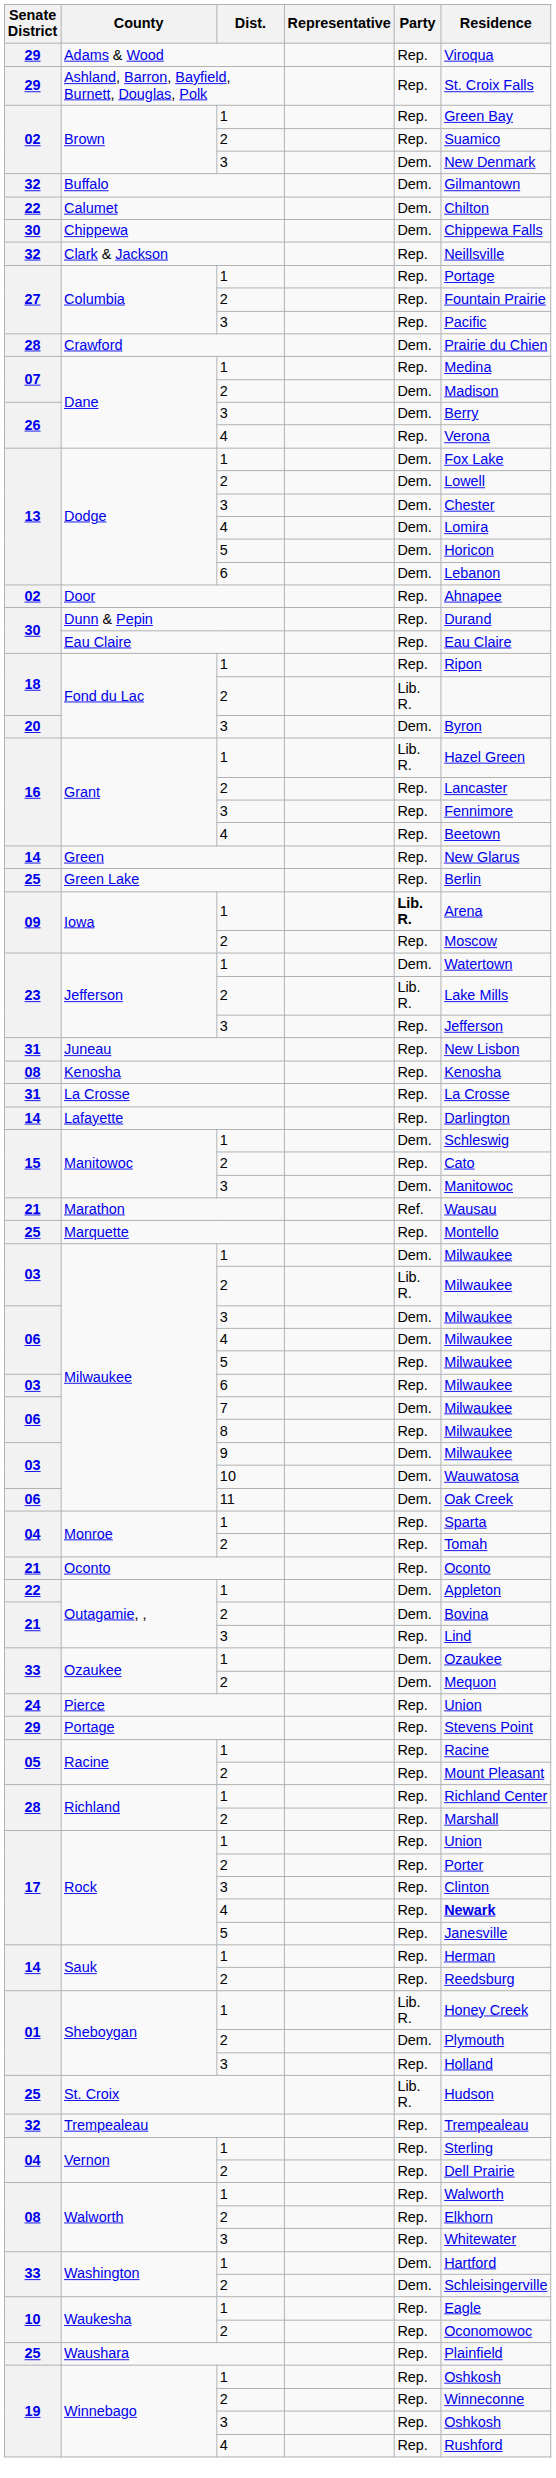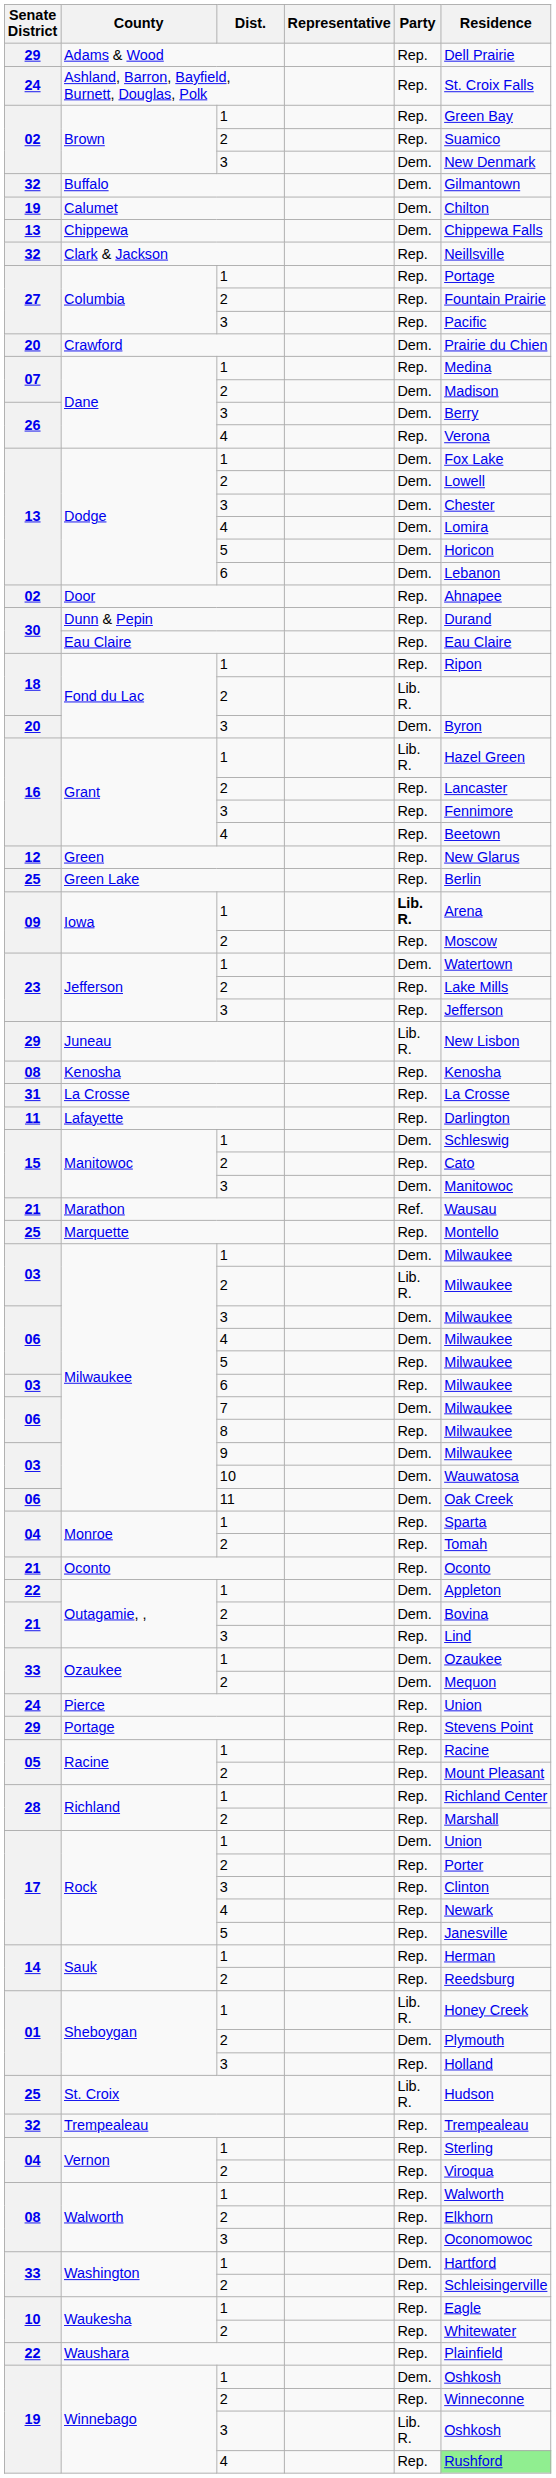(469, 54) Viroqua -> (479, 54) Dell Prairie
(33, 85) 29 -> (33, 85) 24
(33, 208) 22 -> (33, 208) 19
(33, 231) 30 -> (33, 231) 13
(33, 345) 28 -> (33, 345) 20
(33, 857) 14 -> (33, 857) 12
(409, 995) Lib. R. -> (413, 987) Rep.
(33, 1049) 31 -> (33, 1041) 29
(413, 1049) Rep. -> (409, 1041) Lib. R.
(33, 1117) 14 -> (33, 1117) 11
(413, 1842) Rep. -> (415, 1842) Dem.
(470, 1910) bold -> (469, 1910) normal
(479, 2171) Dell Prairie -> (469, 2171) Viroqua
(480, 2239) Whitewater -> (488, 2239) Oconomowoc
(415, 2285) Dem. -> (413, 2285) Rep.
(488, 2331) Oconomowoc -> (480, 2331) Whitewater
(33, 2354) 25 -> (33, 2354) 22
(413, 2376) Rep. -> (415, 2376) Dem.
(413, 2422) Rep. -> (409, 2430) Lib. R.
(473, 2445) no background -> (473, 2461) lightgreen background
